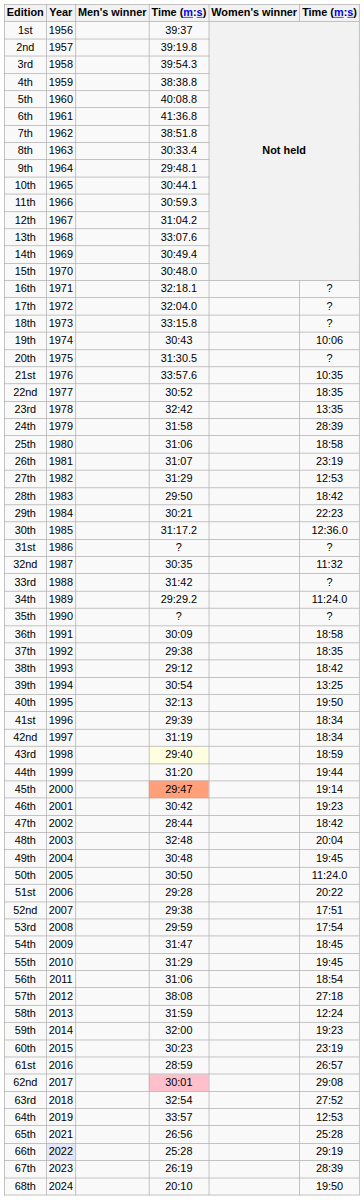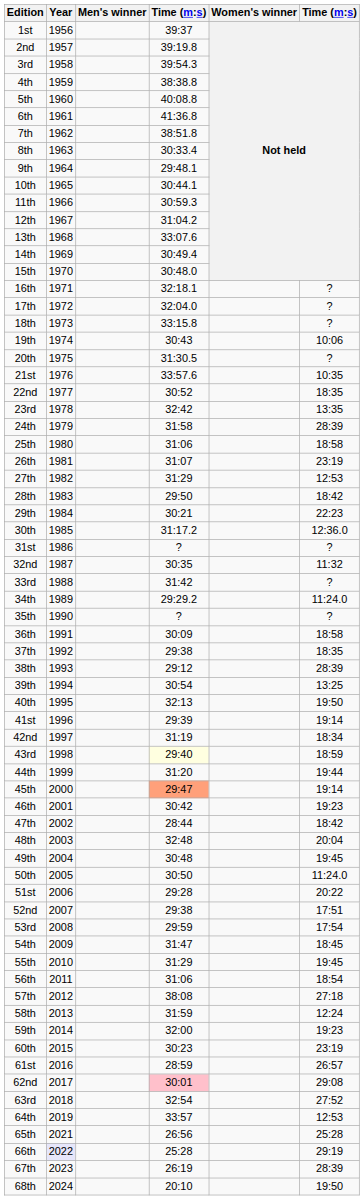(330, 668) 18:42 -> (330, 668) 28:39
(330, 720) 18:34 -> (330, 720) 19:14
